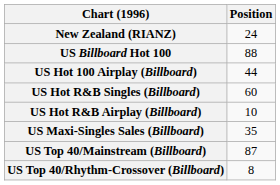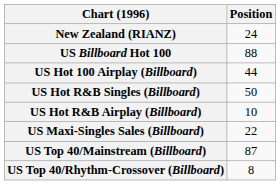(251, 92) 60 -> (251, 92) 50
(251, 131) 35 -> (251, 131) 22
